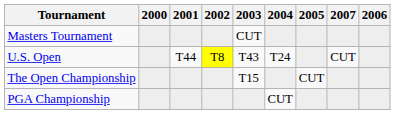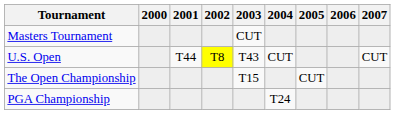columns swapped: (374, 15) <-> (343, 15)
(280, 57) T24 -> (280, 57) CUT
(280, 99) CUT -> (280, 99) T24
